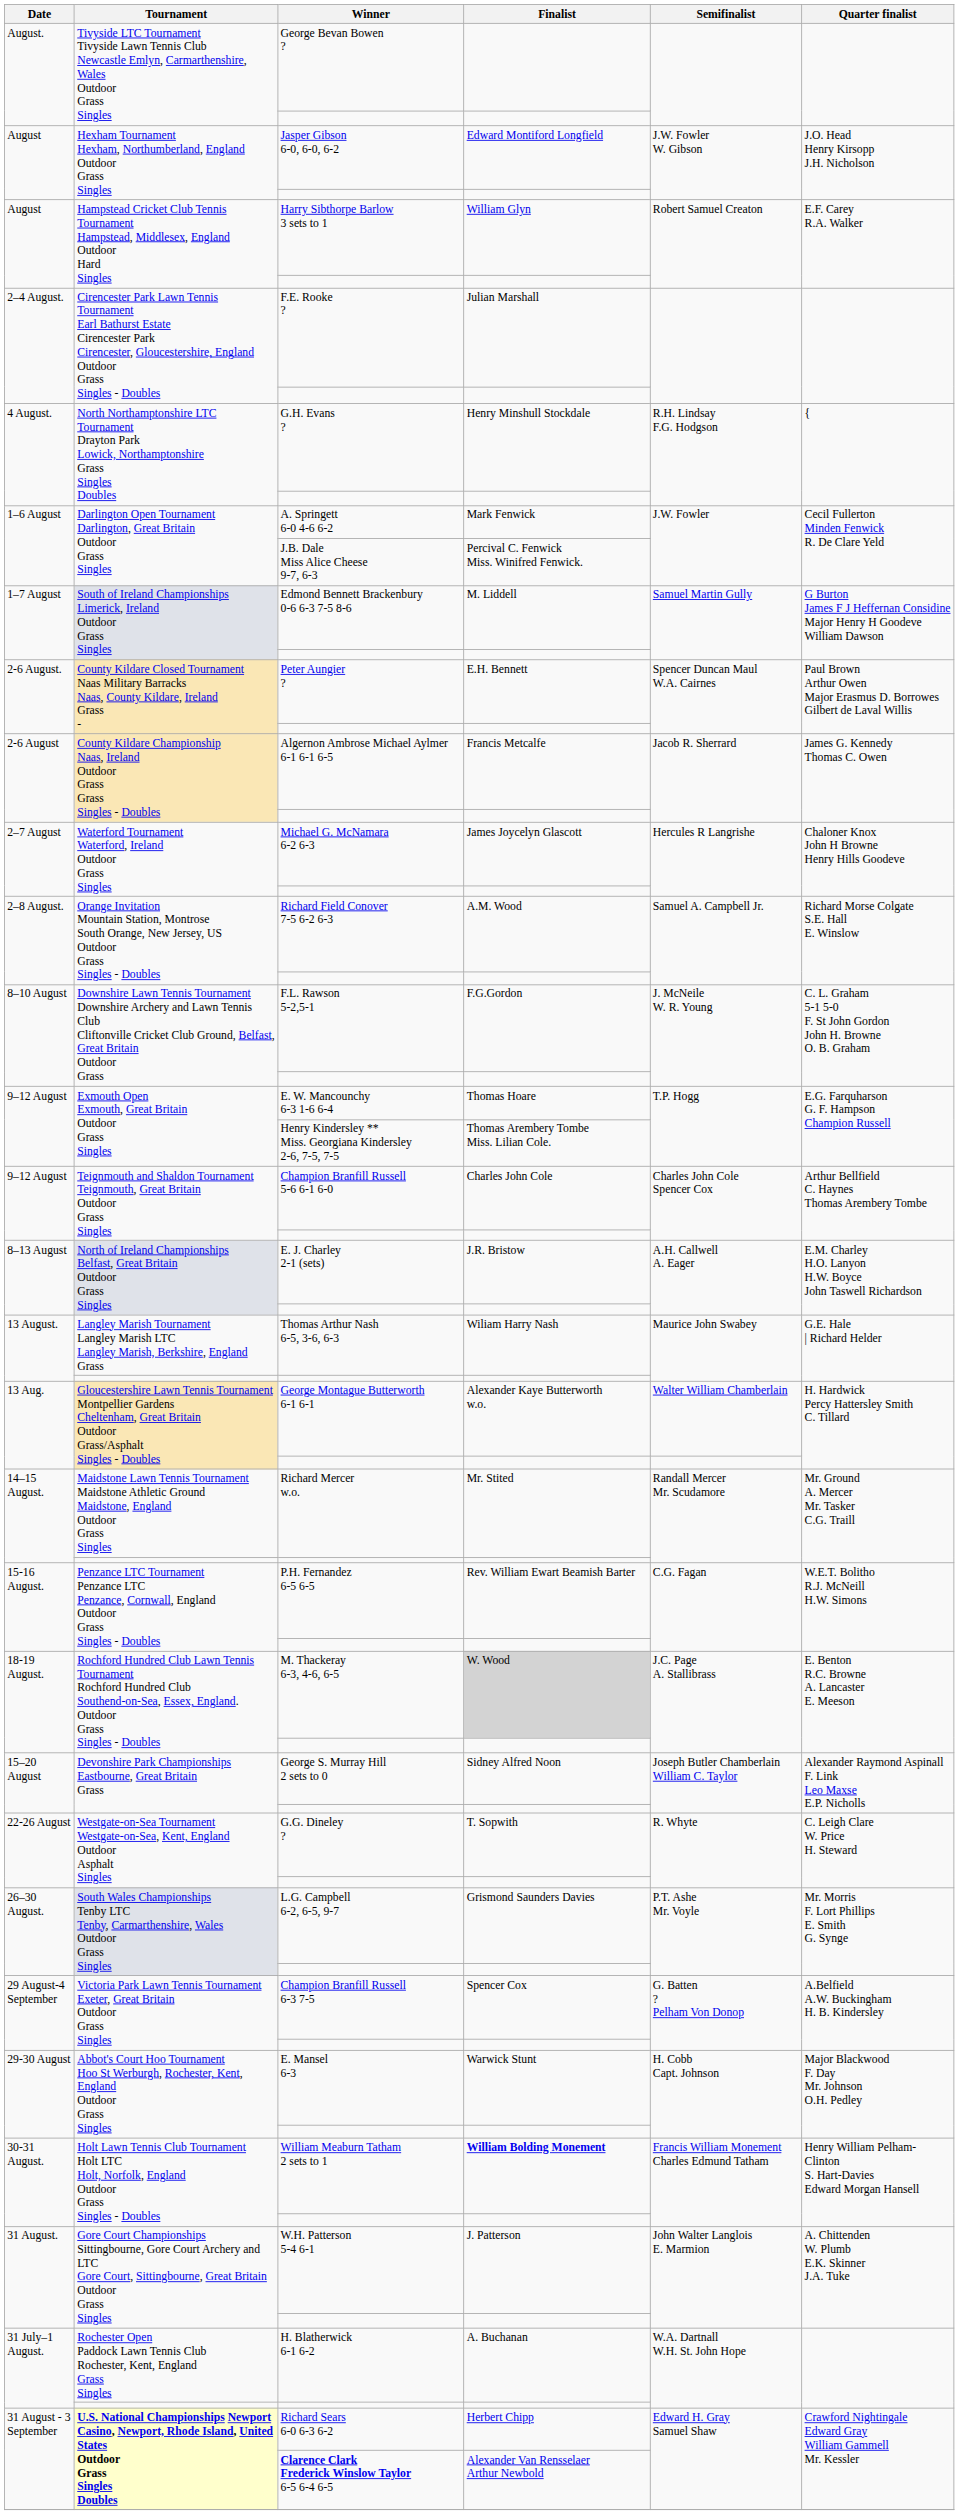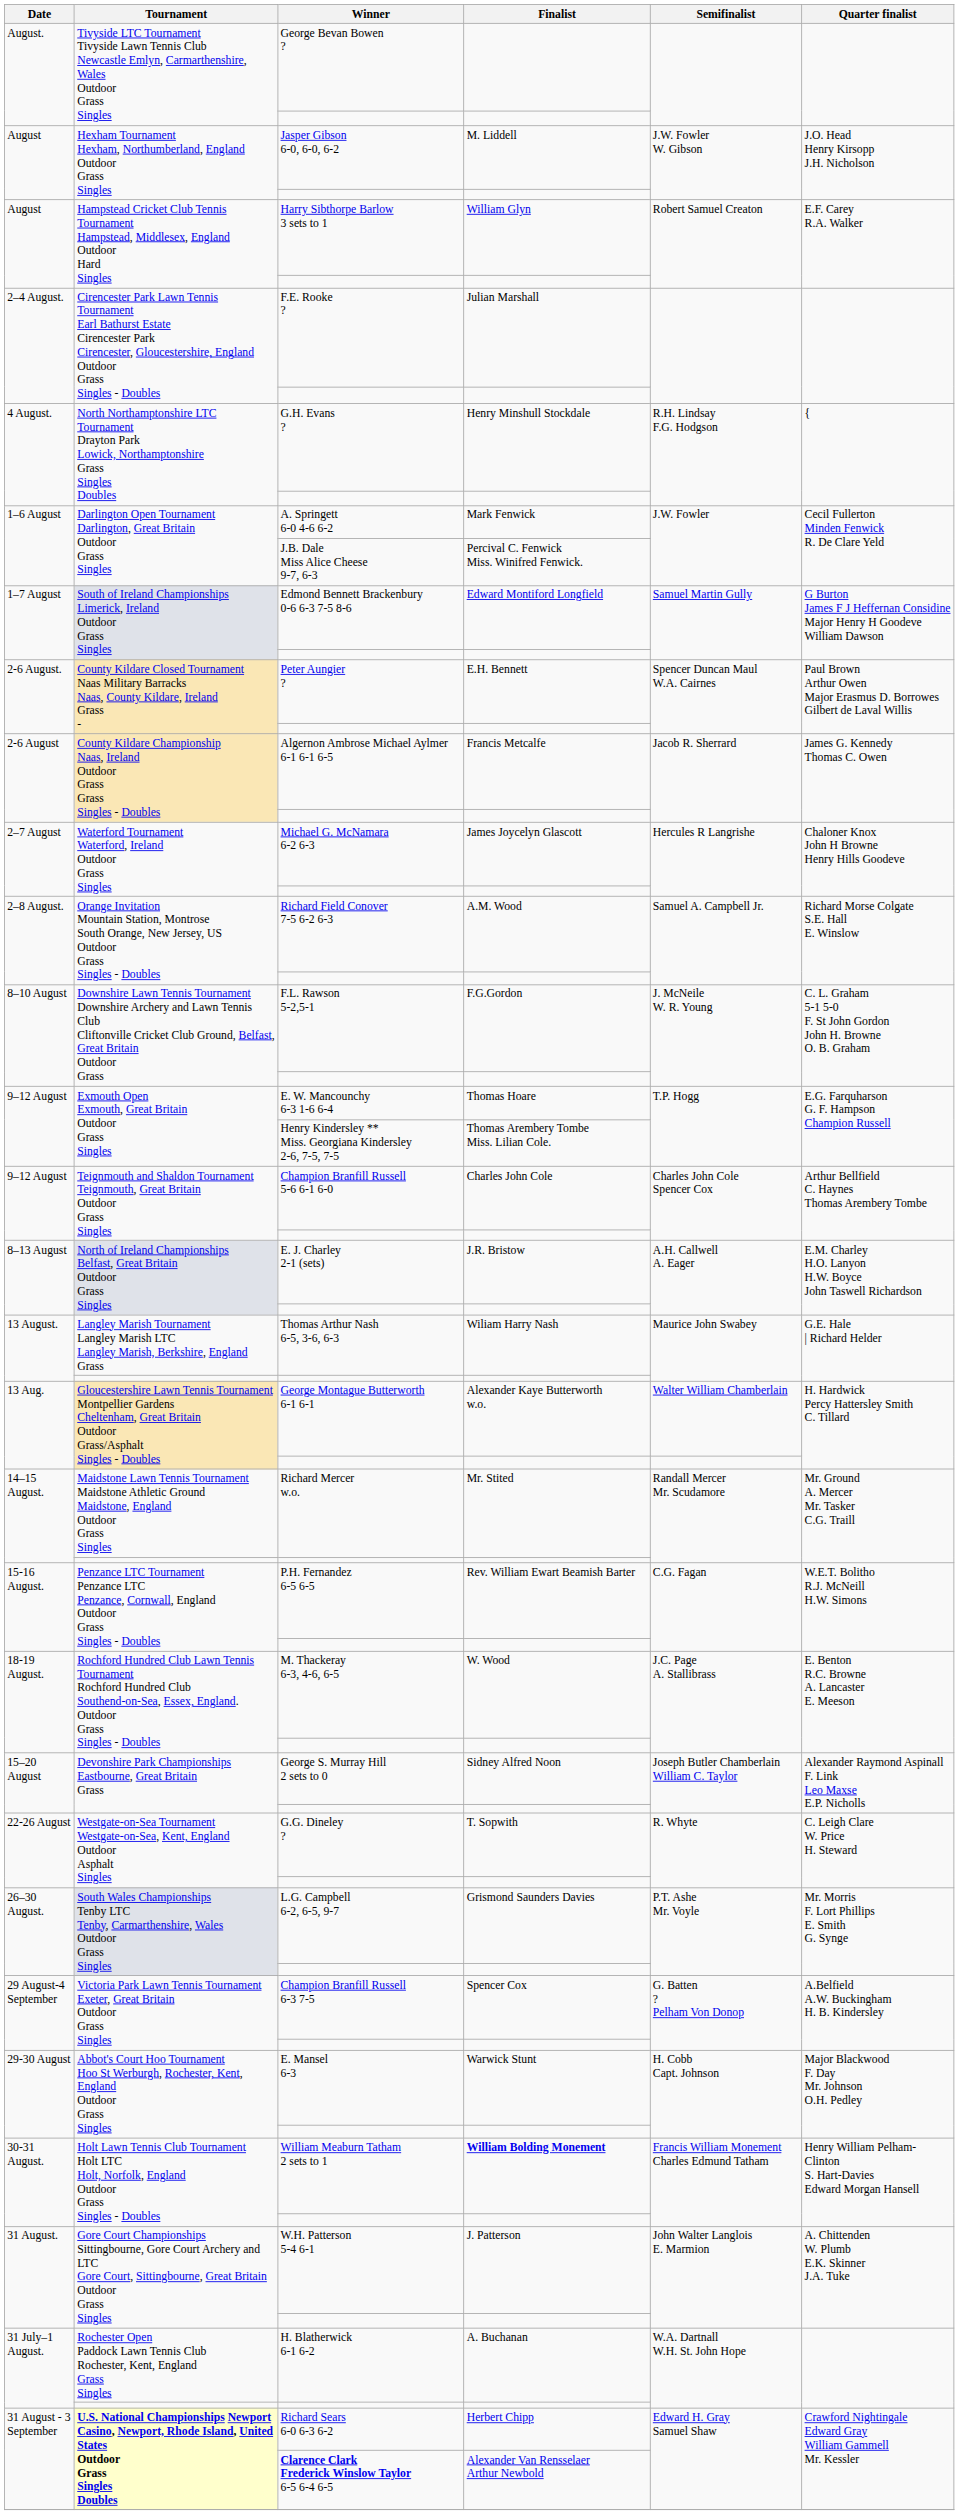(535, 134) Edward Montiford Longfield -> (492, 134) M. Liddell
(492, 594) M. Liddell -> (535, 594) Edward Montiford Longfield
(488, 1660) lightgrey background -> (488, 1660) no background
